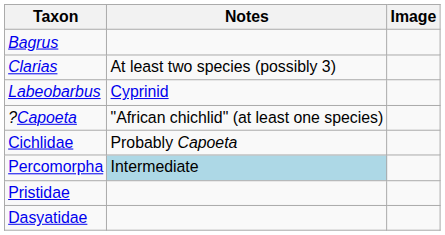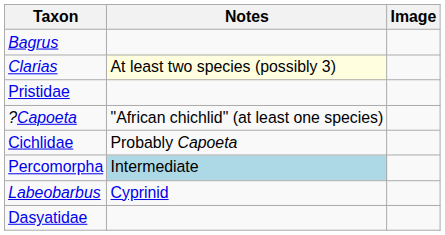(223, 67) no background -> (223, 67) lightyellow background
rows swapped: (54, 92) <-> (39, 192)
